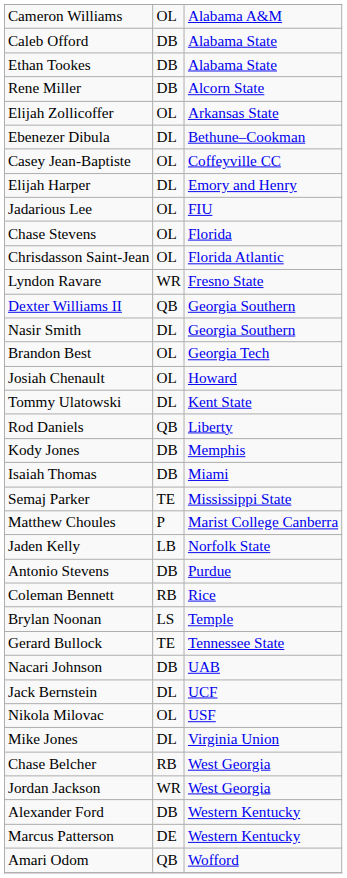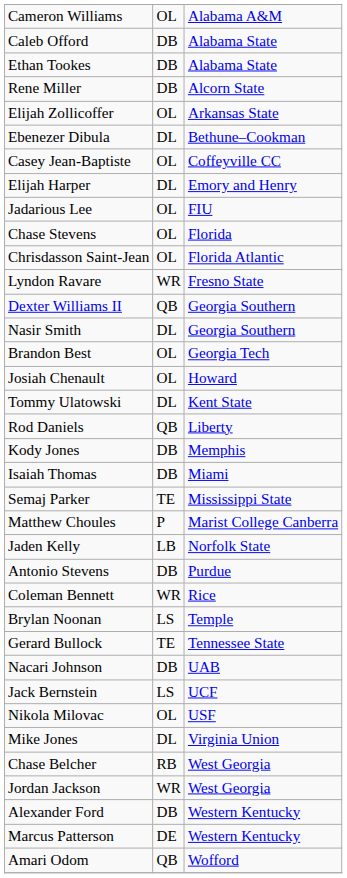(167, 595) RB -> (169, 595) WR
(167, 691) DL -> (165, 691) LS
